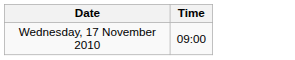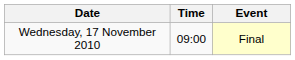+ column: (251, 13)
